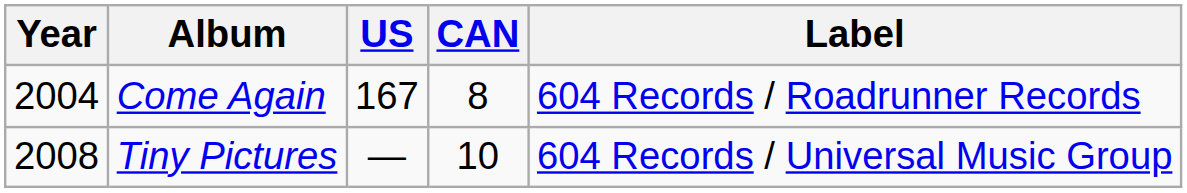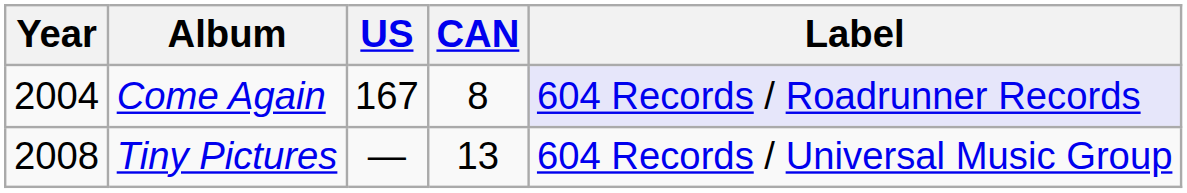(839, 95) no background -> (839, 95) lavender background
(478, 156) 10 -> (478, 156) 13
